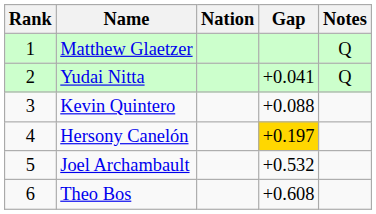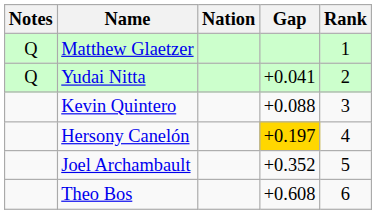columns swapped: (30, 19) <-> (345, 19)
(289, 164) +0.532 -> (290, 164) +0.352
